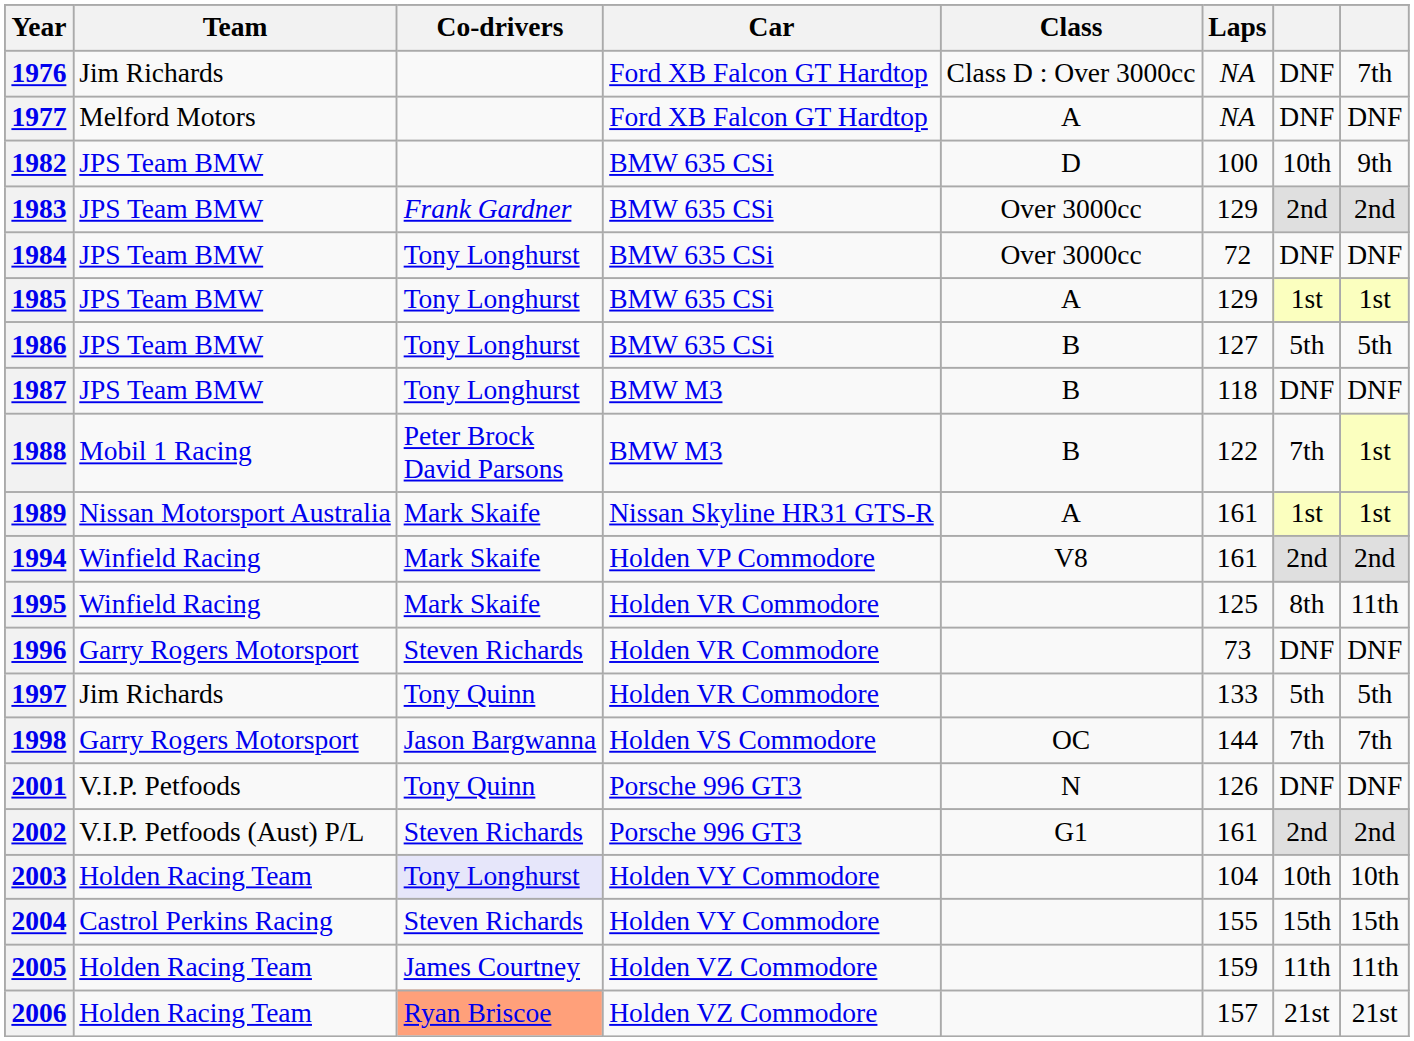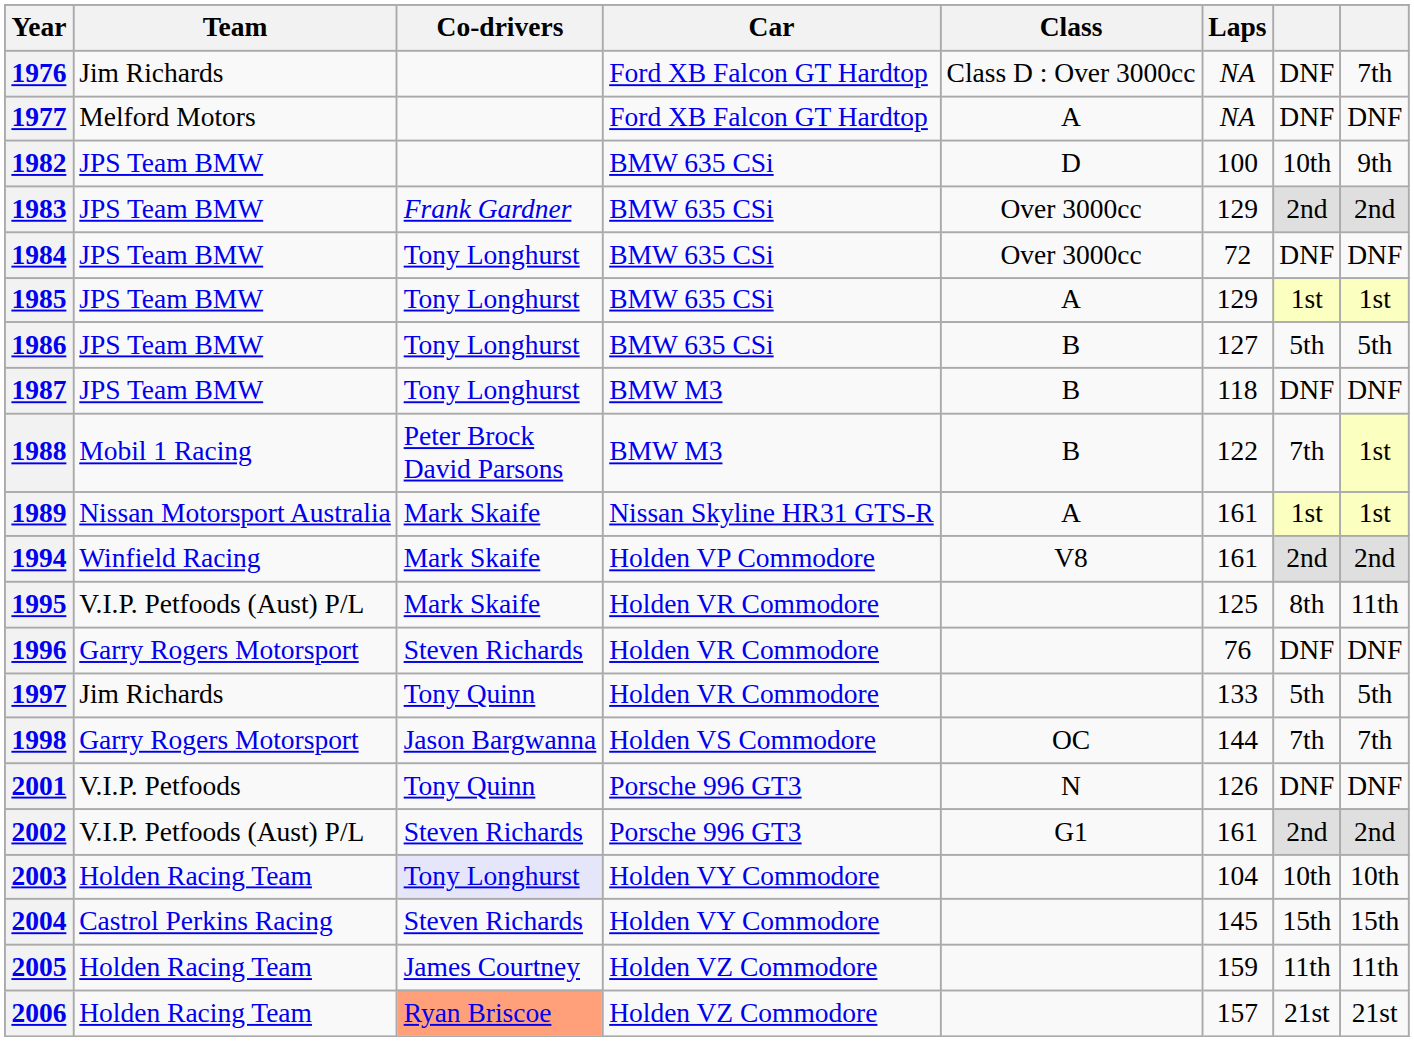(170, 604) Winfield Racing -> (222, 604) V.I.P. Petfoods (Aust) P/L
(1237, 649) 73 -> (1237, 649) 76
(1237, 921) 155 -> (1237, 921) 145
